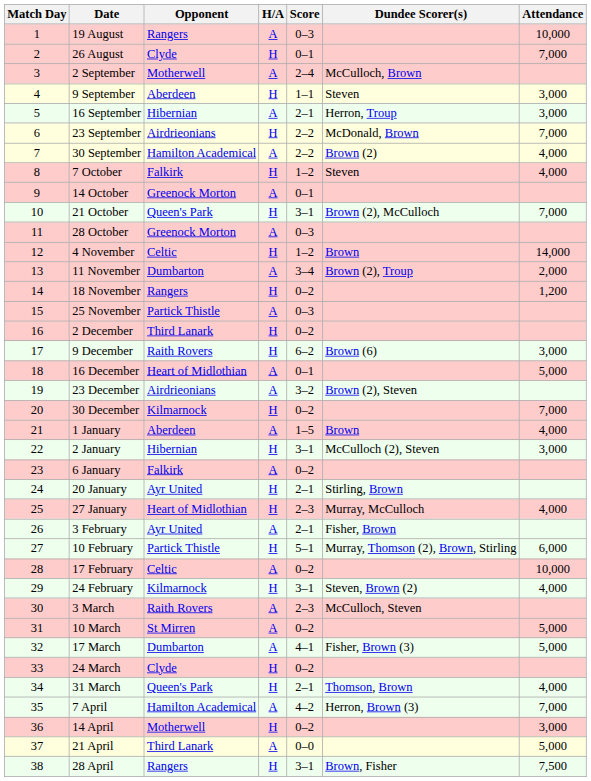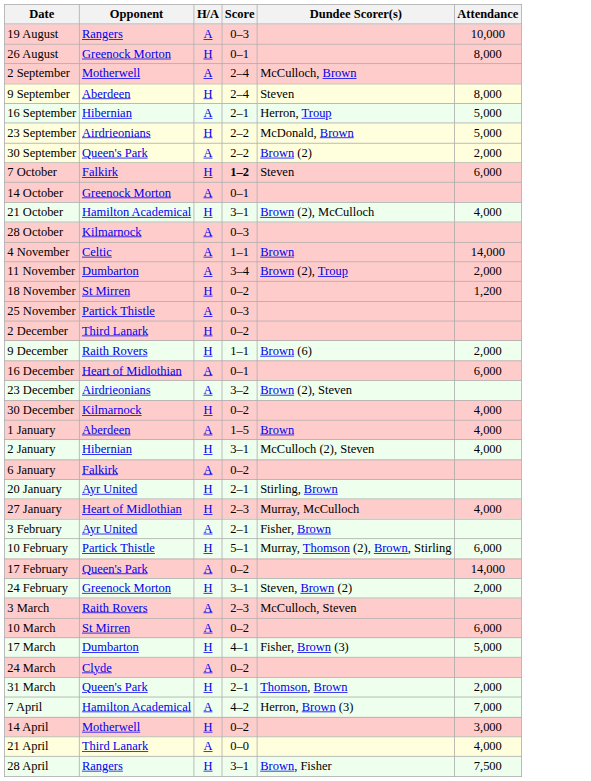- column: (37, 14)
(162, 53) Clyde -> (127, 53) Greenock Morton
(553, 53) 7,000 -> (488, 53) 8,000
(305, 93) 1–1 -> (240, 93) 2–4
(553, 93) 3,000 -> (488, 93) 8,000
(553, 113) 3,000 -> (488, 113) 5,000
(553, 133) 7,000 -> (488, 133) 5,000
(202, 152) Hamilton Academical -> (115, 152) Queen's Park
(553, 152) 4,000 -> (488, 152) 2,000
(305, 172) normal -> (240, 172) bold
(553, 172) 4,000 -> (488, 172) 6,000
(180, 212) Queen's Park -> (137, 212) Hamilton Academical
(553, 212) 7,000 -> (488, 212) 4,000
(192, 232) Greenock Morton -> (112, 232) Kilmarnock
(273, 251) H -> (208, 251) A
(305, 251) 1–2 -> (240, 251) 1–1
(167, 291) Rangers -> (106, 291) St Mirren
(305, 350) 6–2 -> (240, 350) 1–1
(553, 350) 3,000 -> (488, 350) 2,000
(553, 370) 5,000 -> (488, 370) 6,000
(553, 410) 7,000 -> (488, 410) 4,000
(553, 449) 3,000 -> (488, 449) 4,000
(162, 568) Celtic -> (115, 568) Queen's Park
(553, 568) 10,000 -> (488, 568) 14,000
(177, 588) Kilmarnock -> (127, 588) Greenock Morton
(553, 588) 4,000 -> (488, 588) 2,000
(553, 627) 5,000 -> (488, 627) 6,000
(273, 647) A -> (208, 647) H
(273, 667) H -> (208, 667) A
(553, 687) 4,000 -> (488, 687) 2,000
(553, 746) 5,000 -> (488, 746) 4,000
